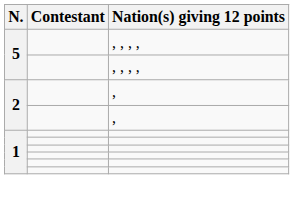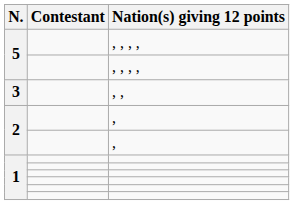+ row: (16, 92)
